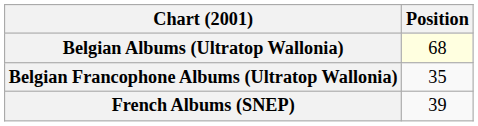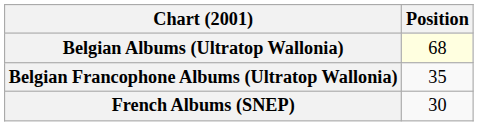(437, 105) 39 -> (437, 105) 30
